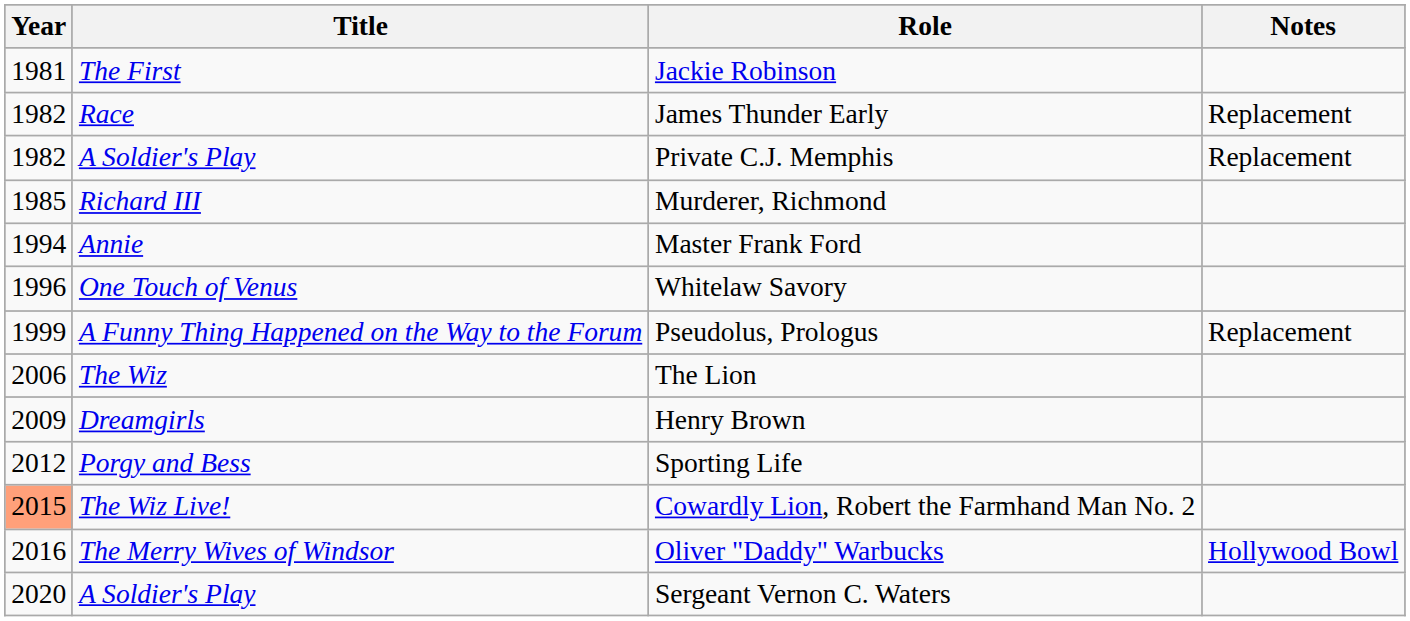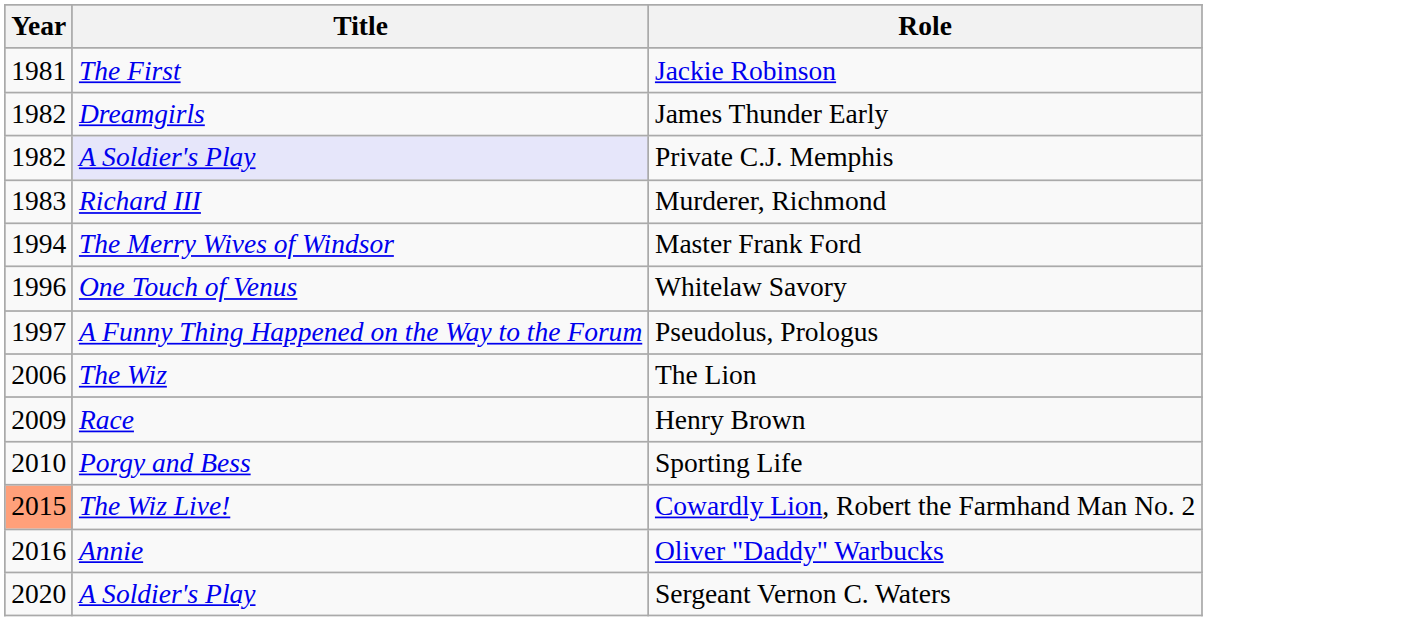- column: (1303, 26)
(106, 113) Race -> (142, 113) Dreamgirls
(167, 157) no background -> (167, 157) lavender background
(39, 200) 1985 -> (39, 200) 1983
(111, 244) Annie -> (236, 244) The Merry Wives of Windsor
(39, 331) 1999 -> (39, 331) 1997
(142, 419) Dreamgirls -> (106, 419) Race
(39, 462) 2012 -> (39, 462) 2010
(236, 550) The Merry Wives of Windsor -> (111, 550) Annie
